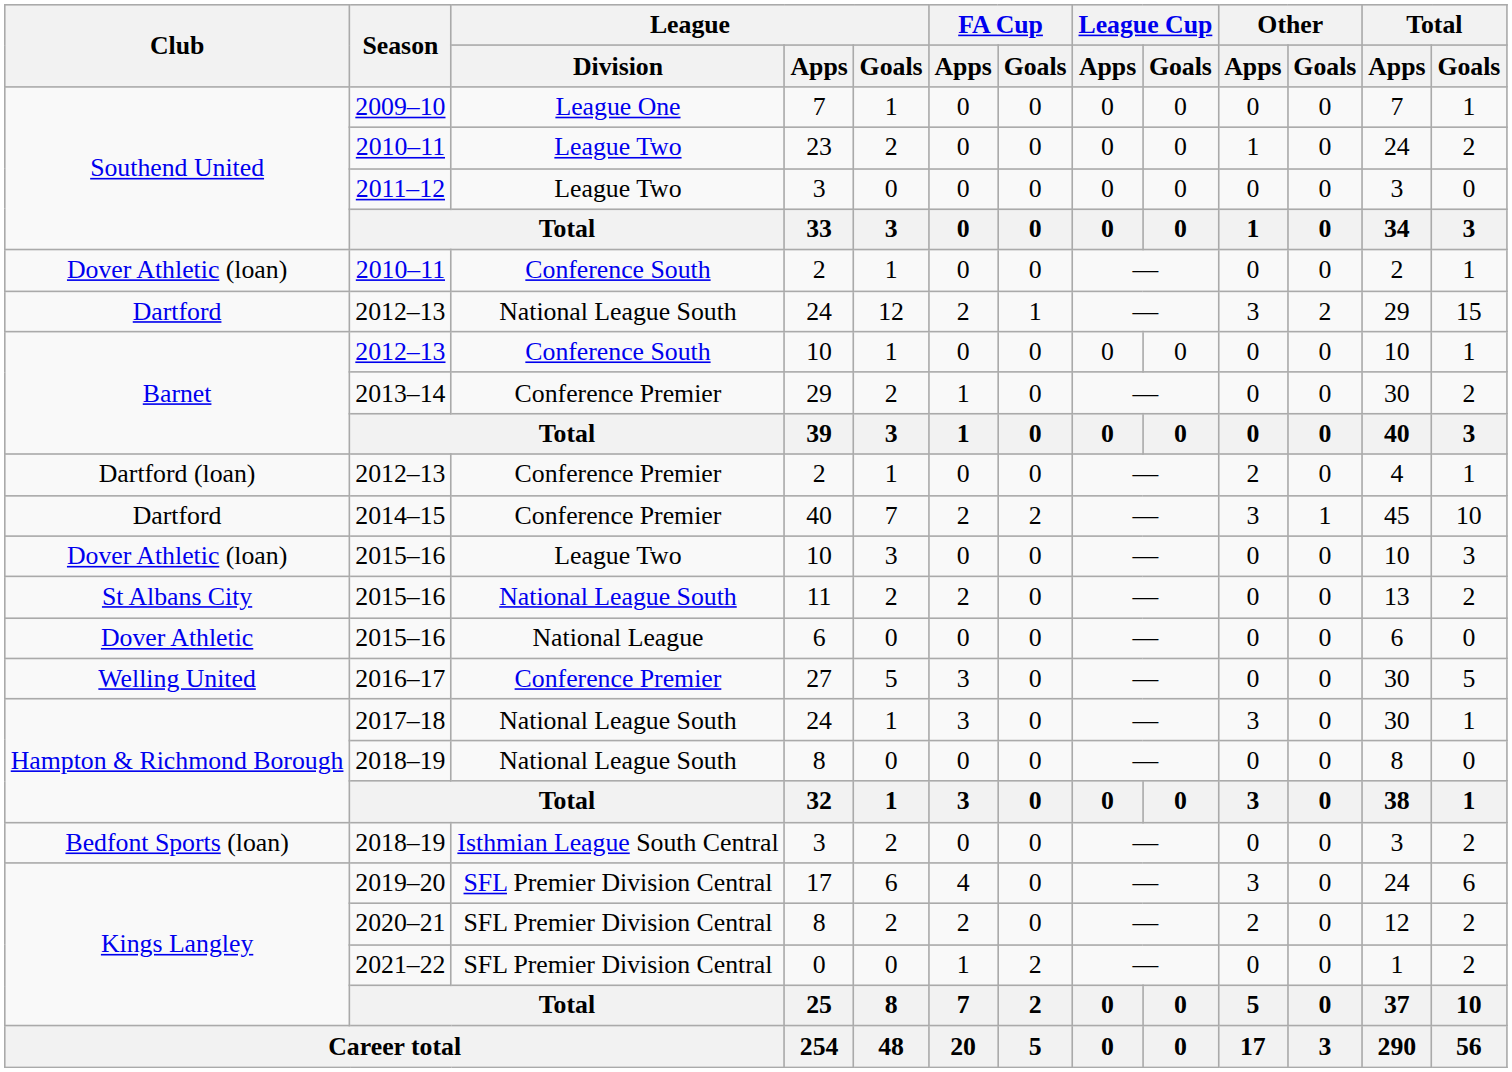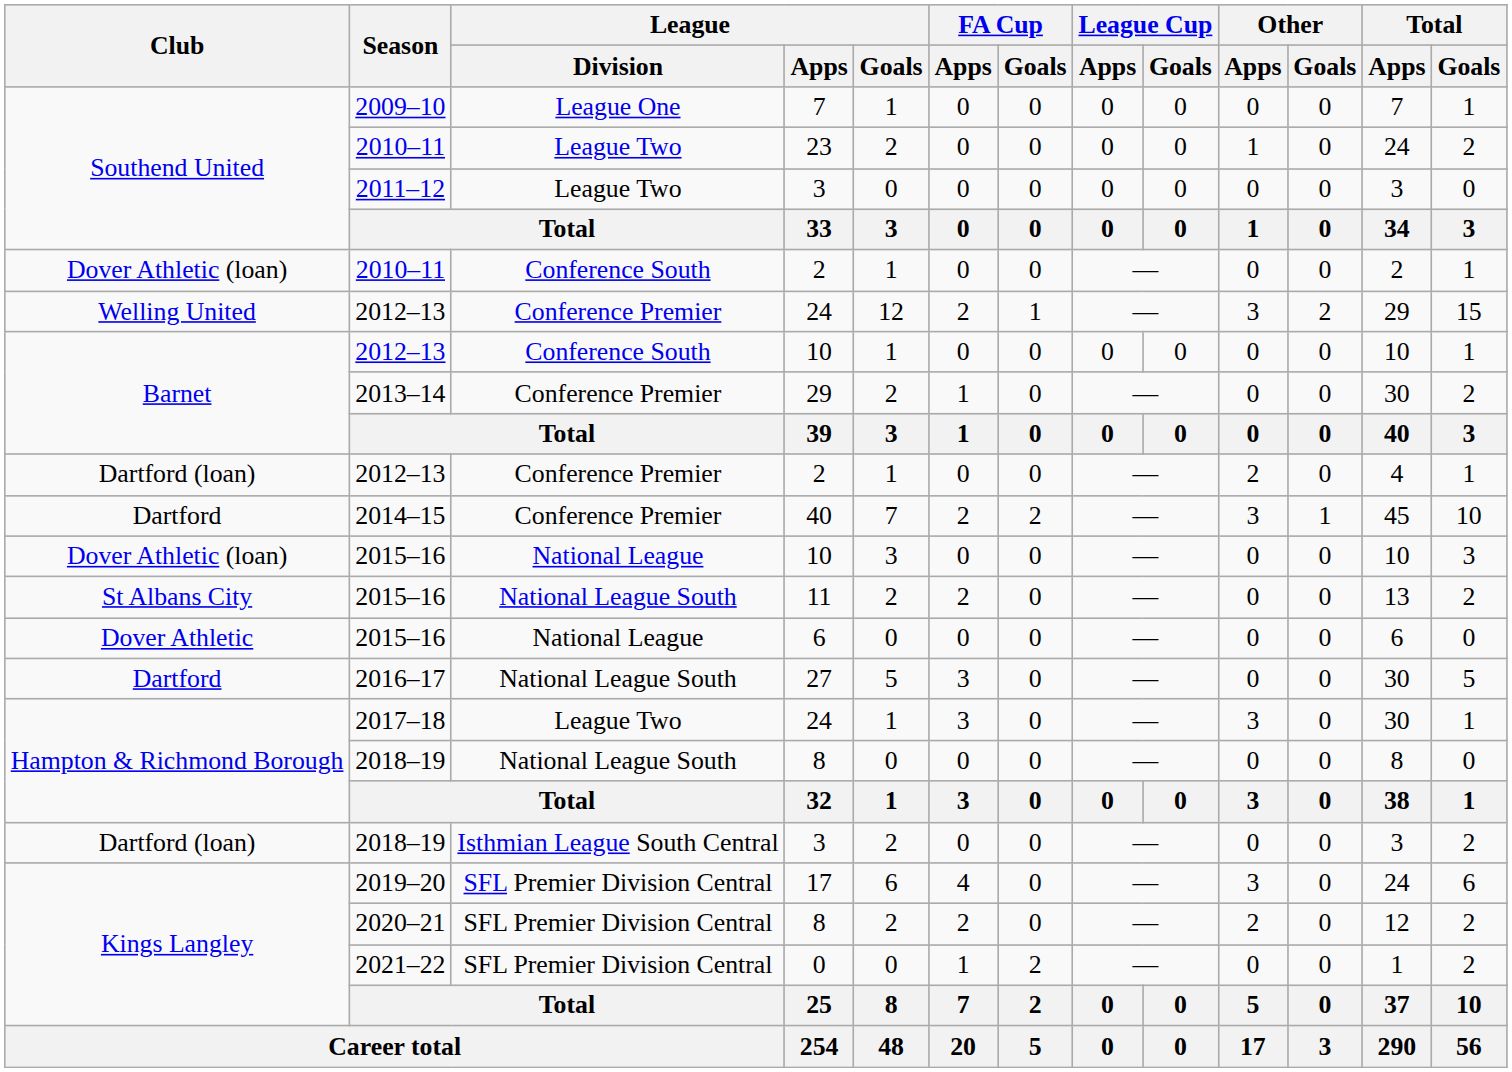(177, 310) Dartford -> (177, 310) Welling United
(618, 310) National League South -> (618, 310) Conference Premier
(618, 556) League Two -> (618, 556) National League
(177, 678) Welling United -> (177, 678) Dartford
(618, 678) Conference Premier -> (618, 678) National League South
(618, 719) National League South -> (618, 719) League Two
(177, 842) Bedfont Sports (loan) -> (177, 842) Dartford (loan)
